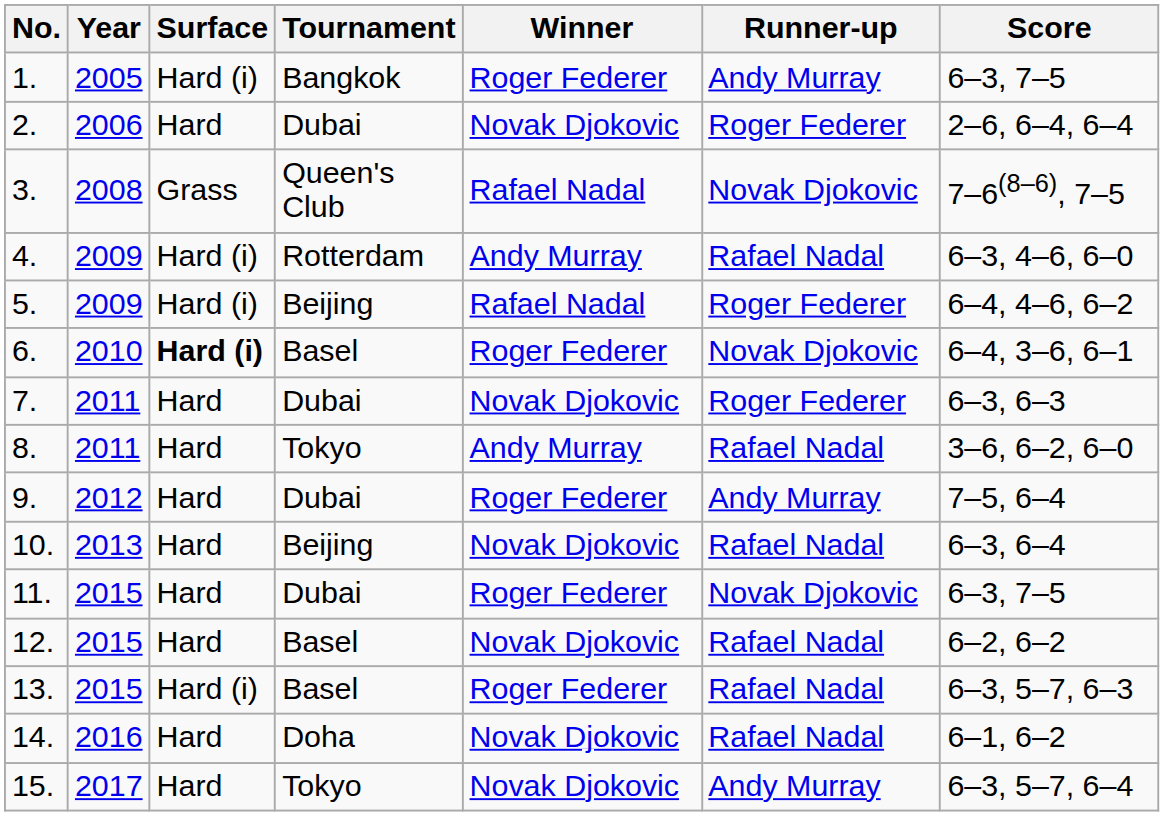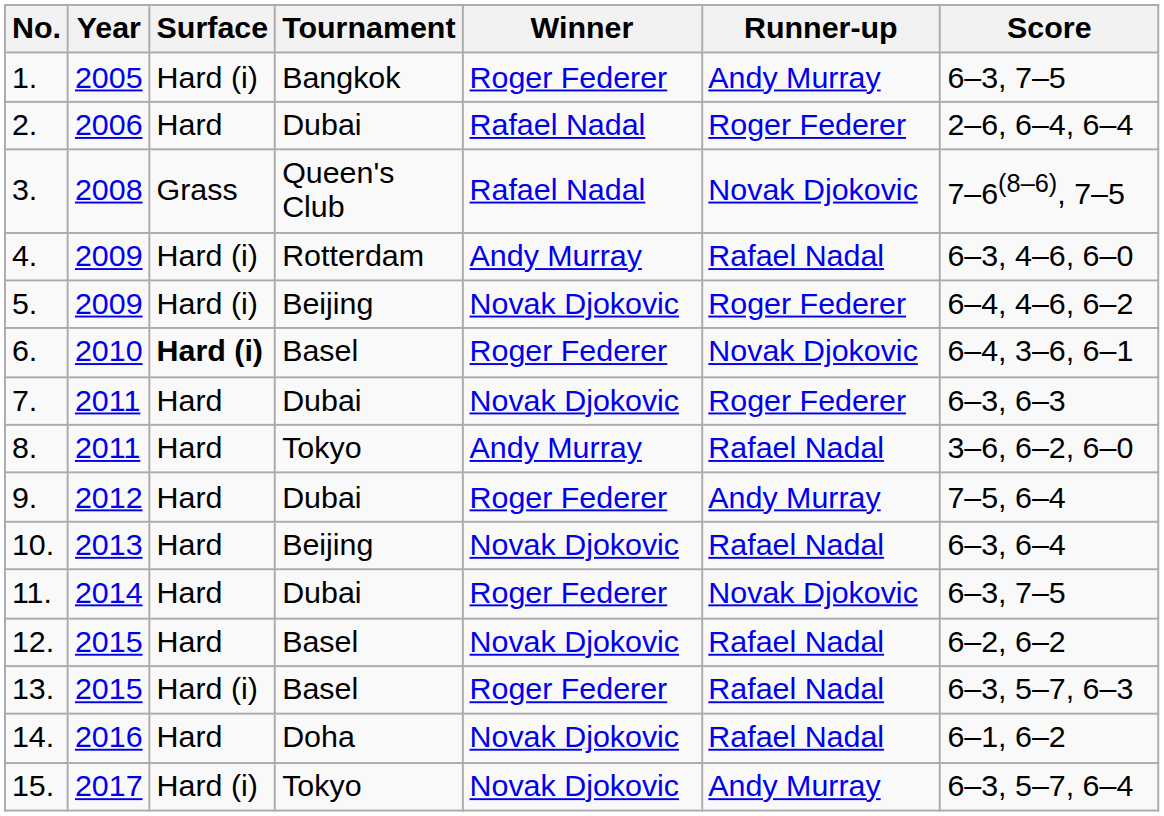(574, 125) Novak Djokovic -> (557, 125) Rafael Nadal
(557, 303) Rafael Nadal -> (574, 303) Novak Djokovic
(109, 593) 2015 -> (109, 593) 2014
(190, 785) Hard -> (207, 785) Hard (i)
